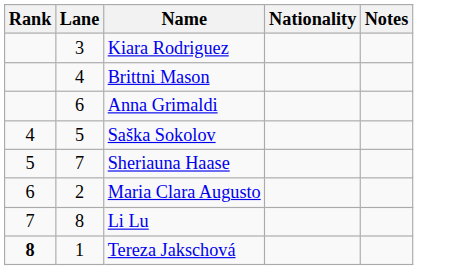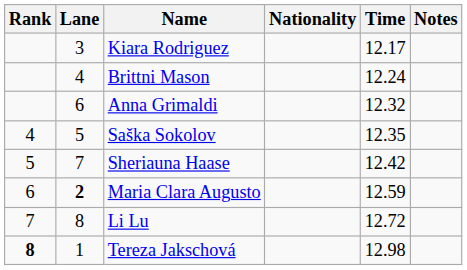+ column: (385, 18)
(80, 192) normal -> (80, 192) bold
